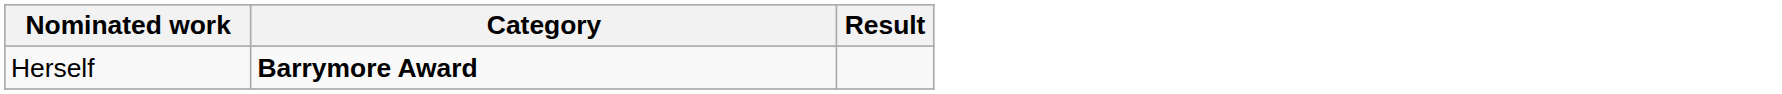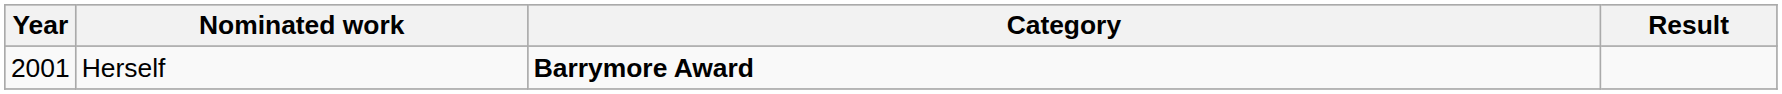+ column: (40, 25)
